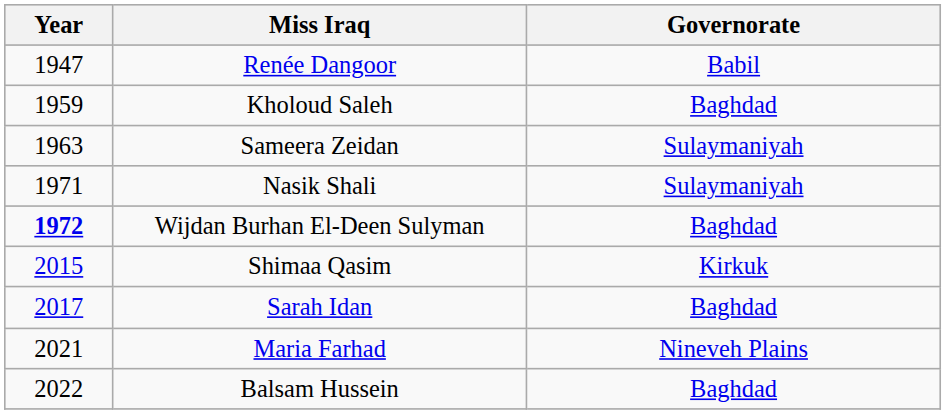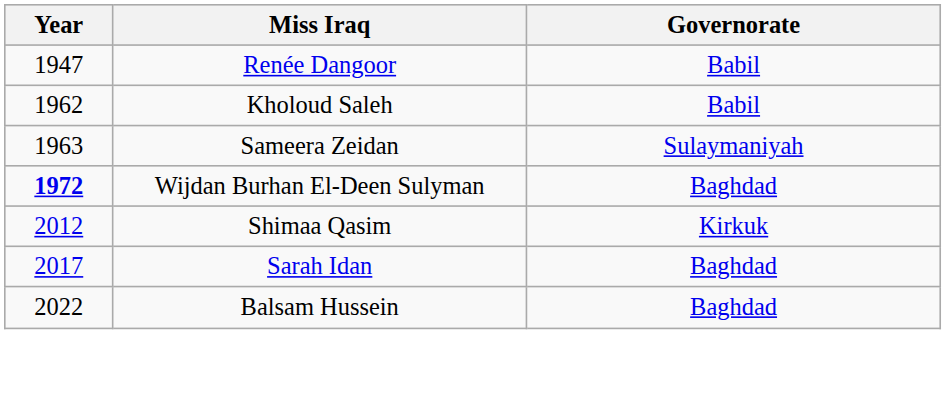(59, 105) 1959 -> (59, 105) 1962
(734, 105) Baghdad -> (734, 105) Babil
- row: (320, 186)
(59, 266) 2015 -> (59, 226) 2012
- row: (320, 347)
